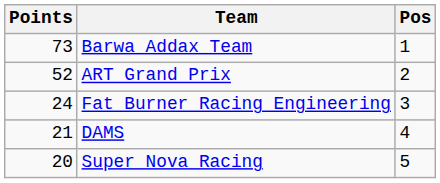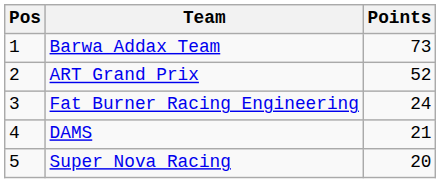columns swapped: (415, 19) <-> (41, 19)
